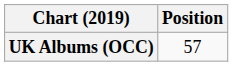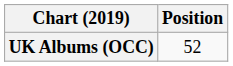(192, 46) 57 -> (192, 46) 52
